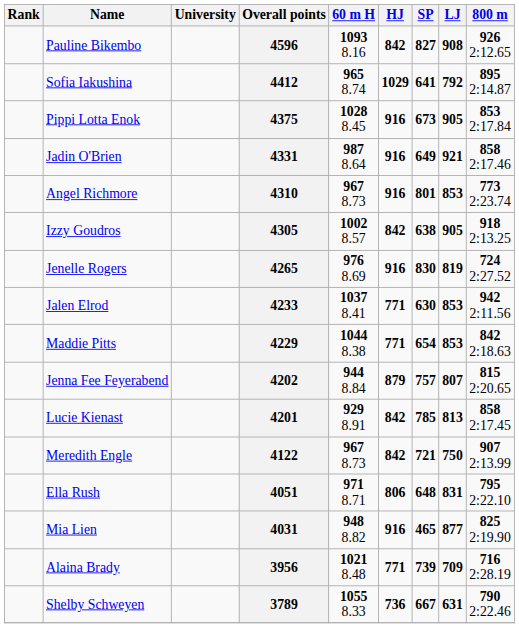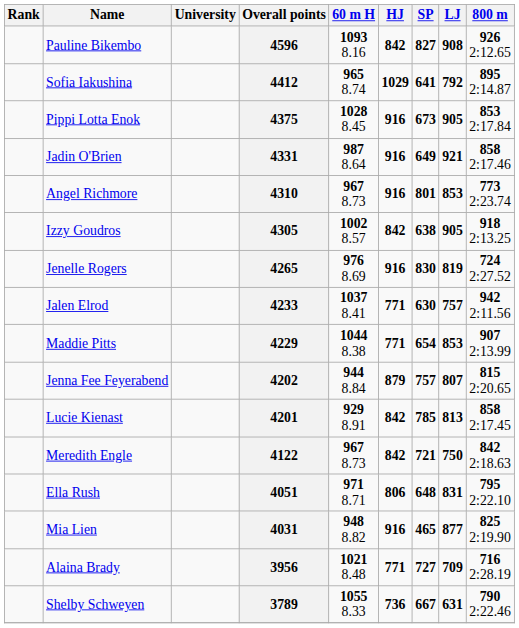(453, 306) 853 -> (453, 306) 757
(490, 343) 842 2:18.63 -> (490, 343) 907 2:13.99
(490, 455) 907 2:13.99 -> (490, 455) 842 2:18.63
(426, 567) 739 -> (426, 567) 727
